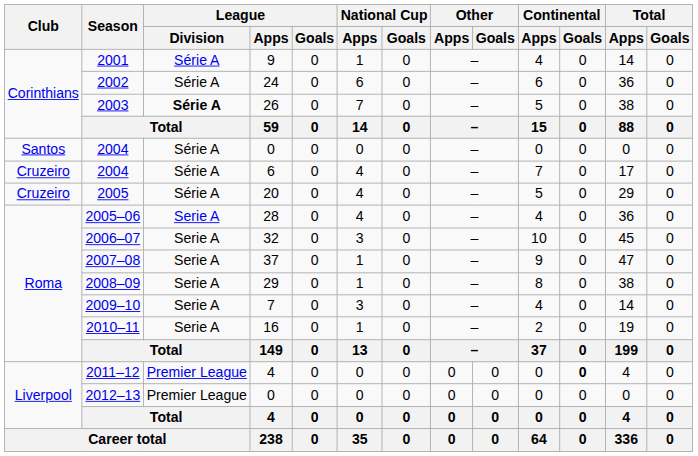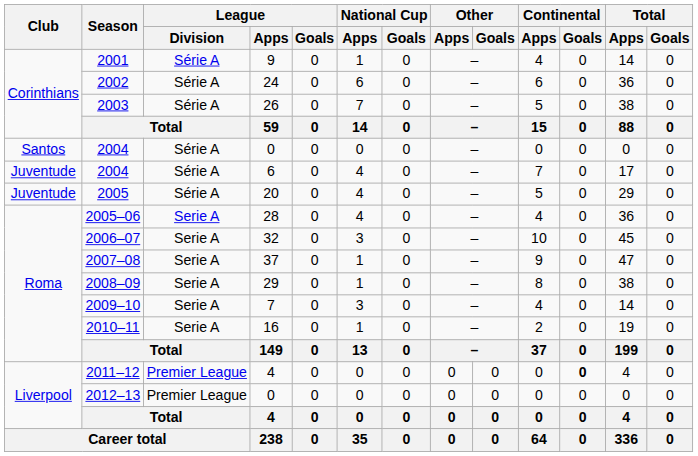(197, 104) bold -> (197, 104) normal
(43, 171) Cruzeiro -> (43, 171) Juventude
(43, 194) Cruzeiro -> (43, 194) Juventude
